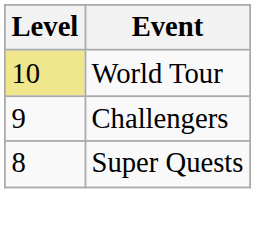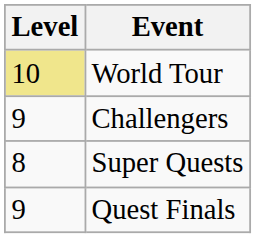+ row: (164, 208)
